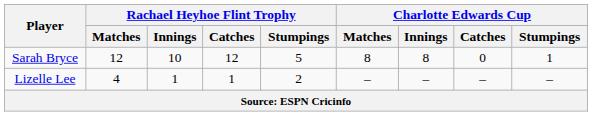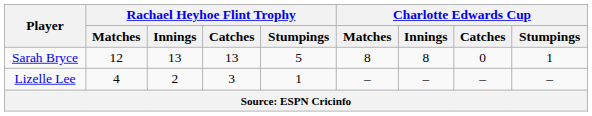(175, 57) 10 -> (175, 57) 13
(232, 57) 12 -> (232, 57) 13
(175, 79) 1 -> (175, 79) 2
(232, 79) 1 -> (232, 79) 3
(299, 79) 2 -> (299, 79) 1
